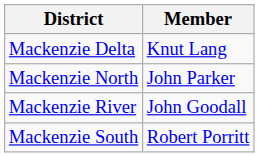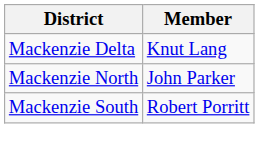- row: (73, 107)
